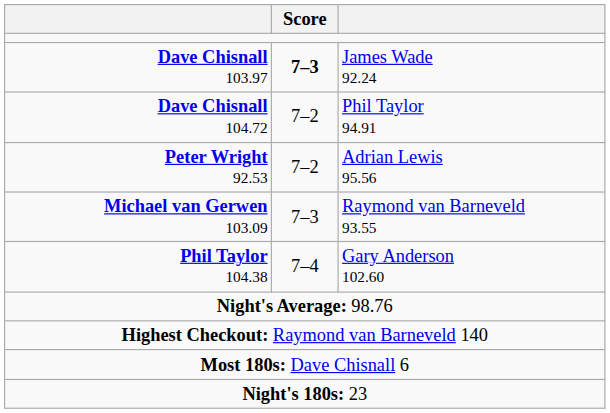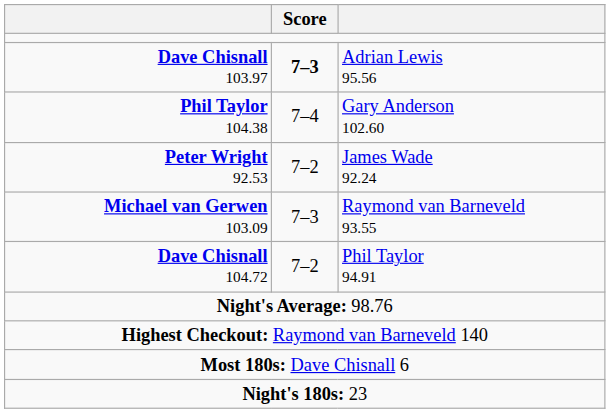(387, 67) James Wade 92.24 -> (392, 67) Adrian Lewis 95.56
rows swapped: (224, 266) <-> (213, 116)
(392, 166) Adrian Lewis 95.56 -> (387, 166) James Wade 92.24
